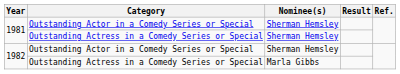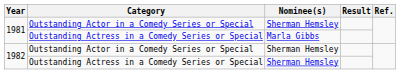(303, 37) Sherman Hemsley -> (293, 37) Marla Gibbs
(293, 62) Marla Gibbs -> (303, 62) Sherman Hemsley
